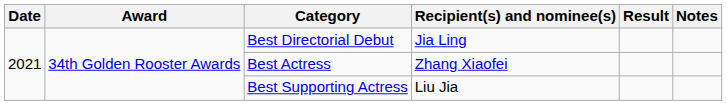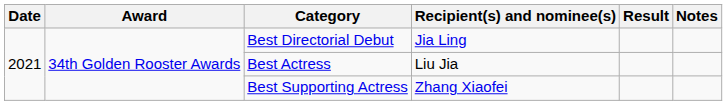(461, 64) Zhang Xiaofei -> (436, 64) Liu Jia
(436, 87) Liu Jia -> (461, 87) Zhang Xiaofei
